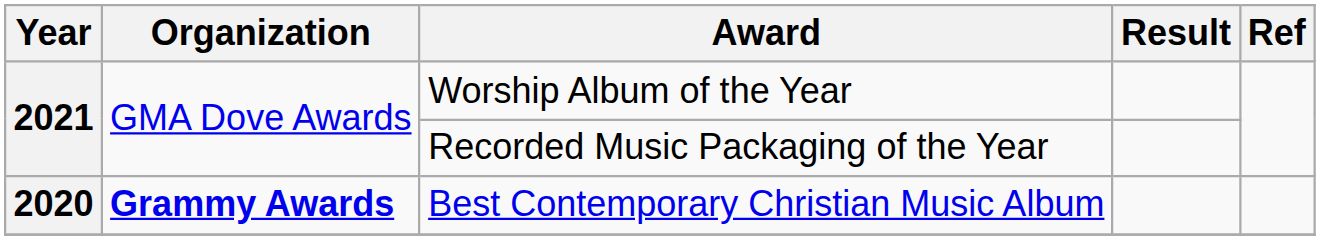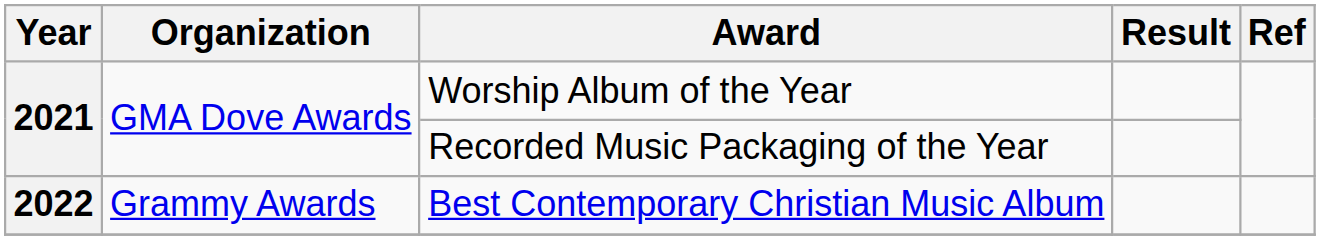(53, 204) 2020 -> (53, 204) 2022
(252, 204) bold -> (243, 204) normal
